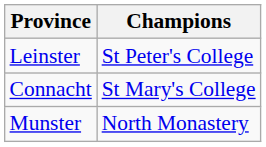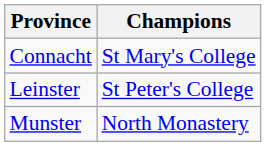rows swapped: (51, 89) <-> (45, 55)
